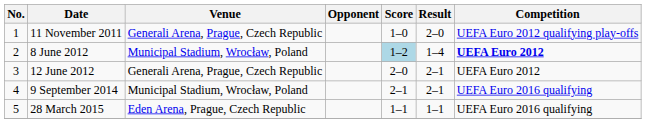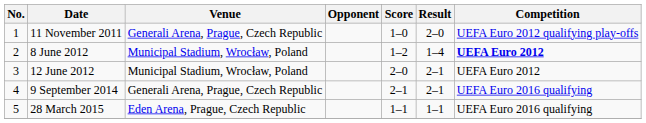(399, 52) lightblue background -> (399, 52) no background
(225, 71) Generali Arena, Prague, Czech Republic -> (218, 71) Municipal Stadium, Wrocław, Poland
(218, 90) Municipal Stadium, Wrocław, Poland -> (225, 90) Generali Arena, Prague, Czech Republic
